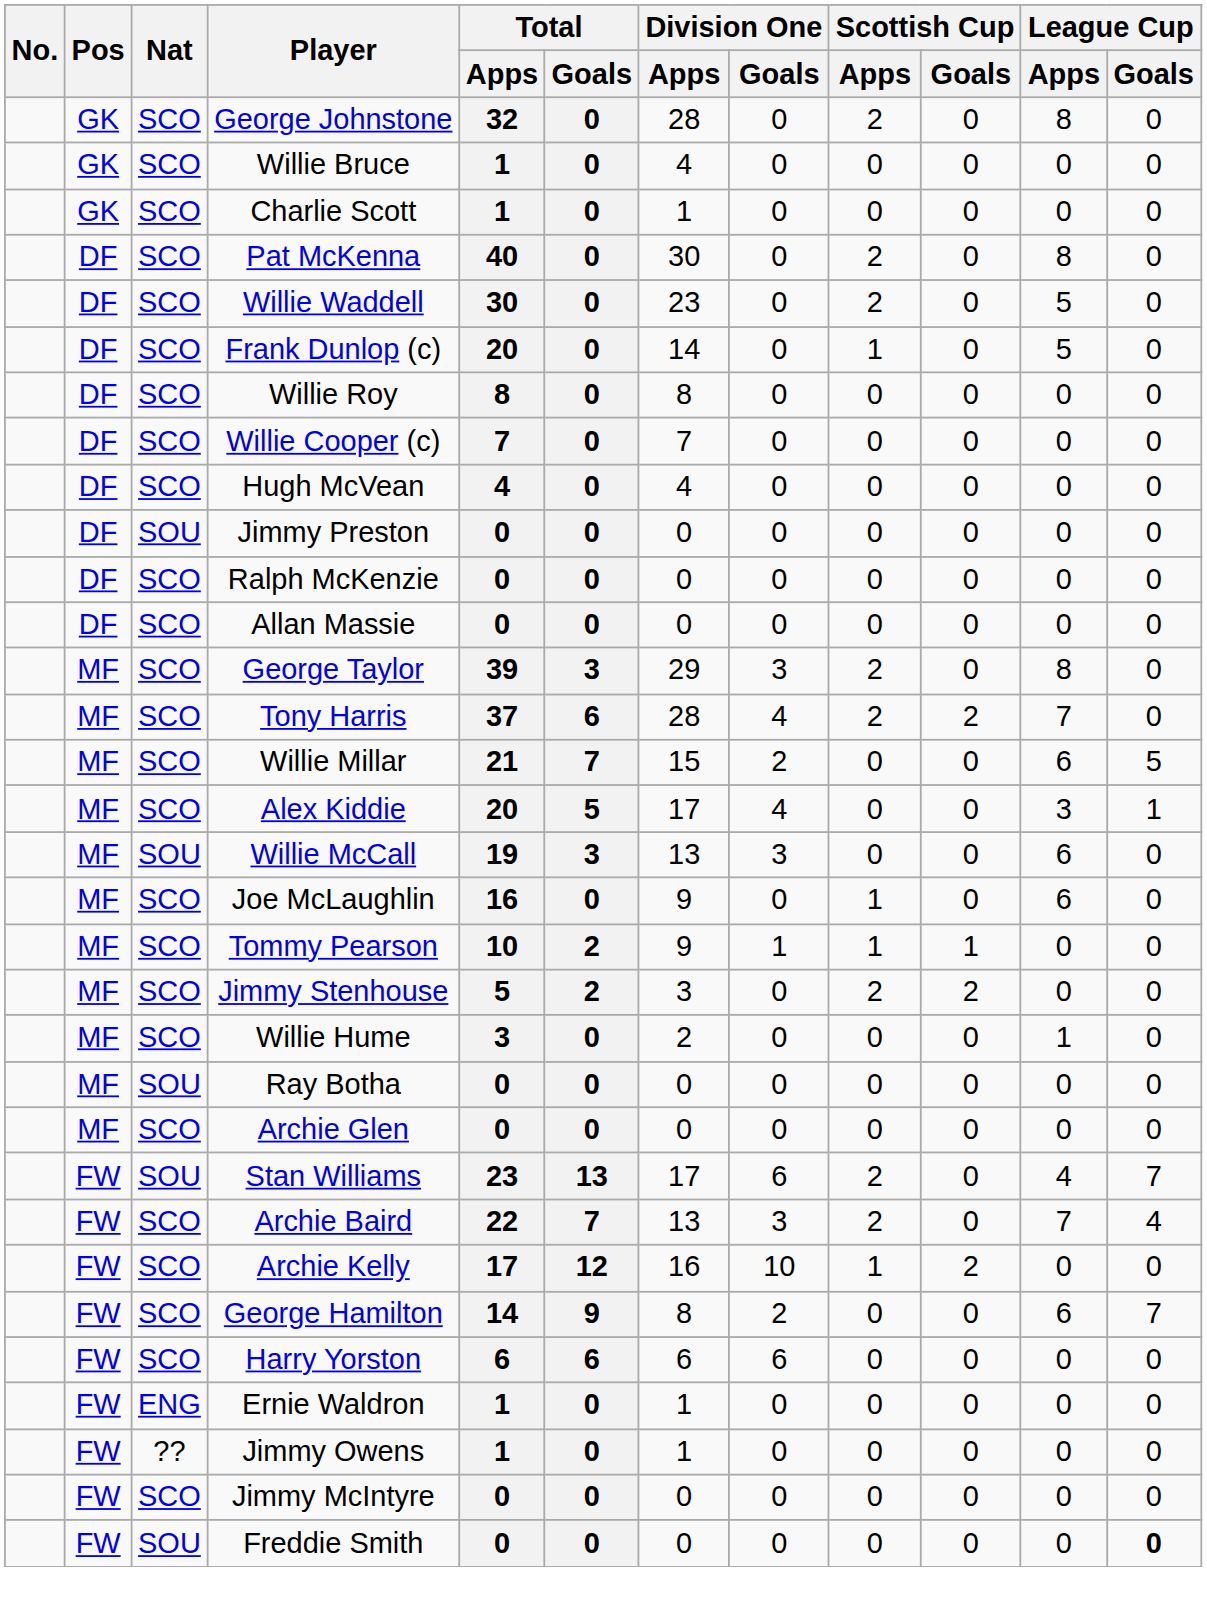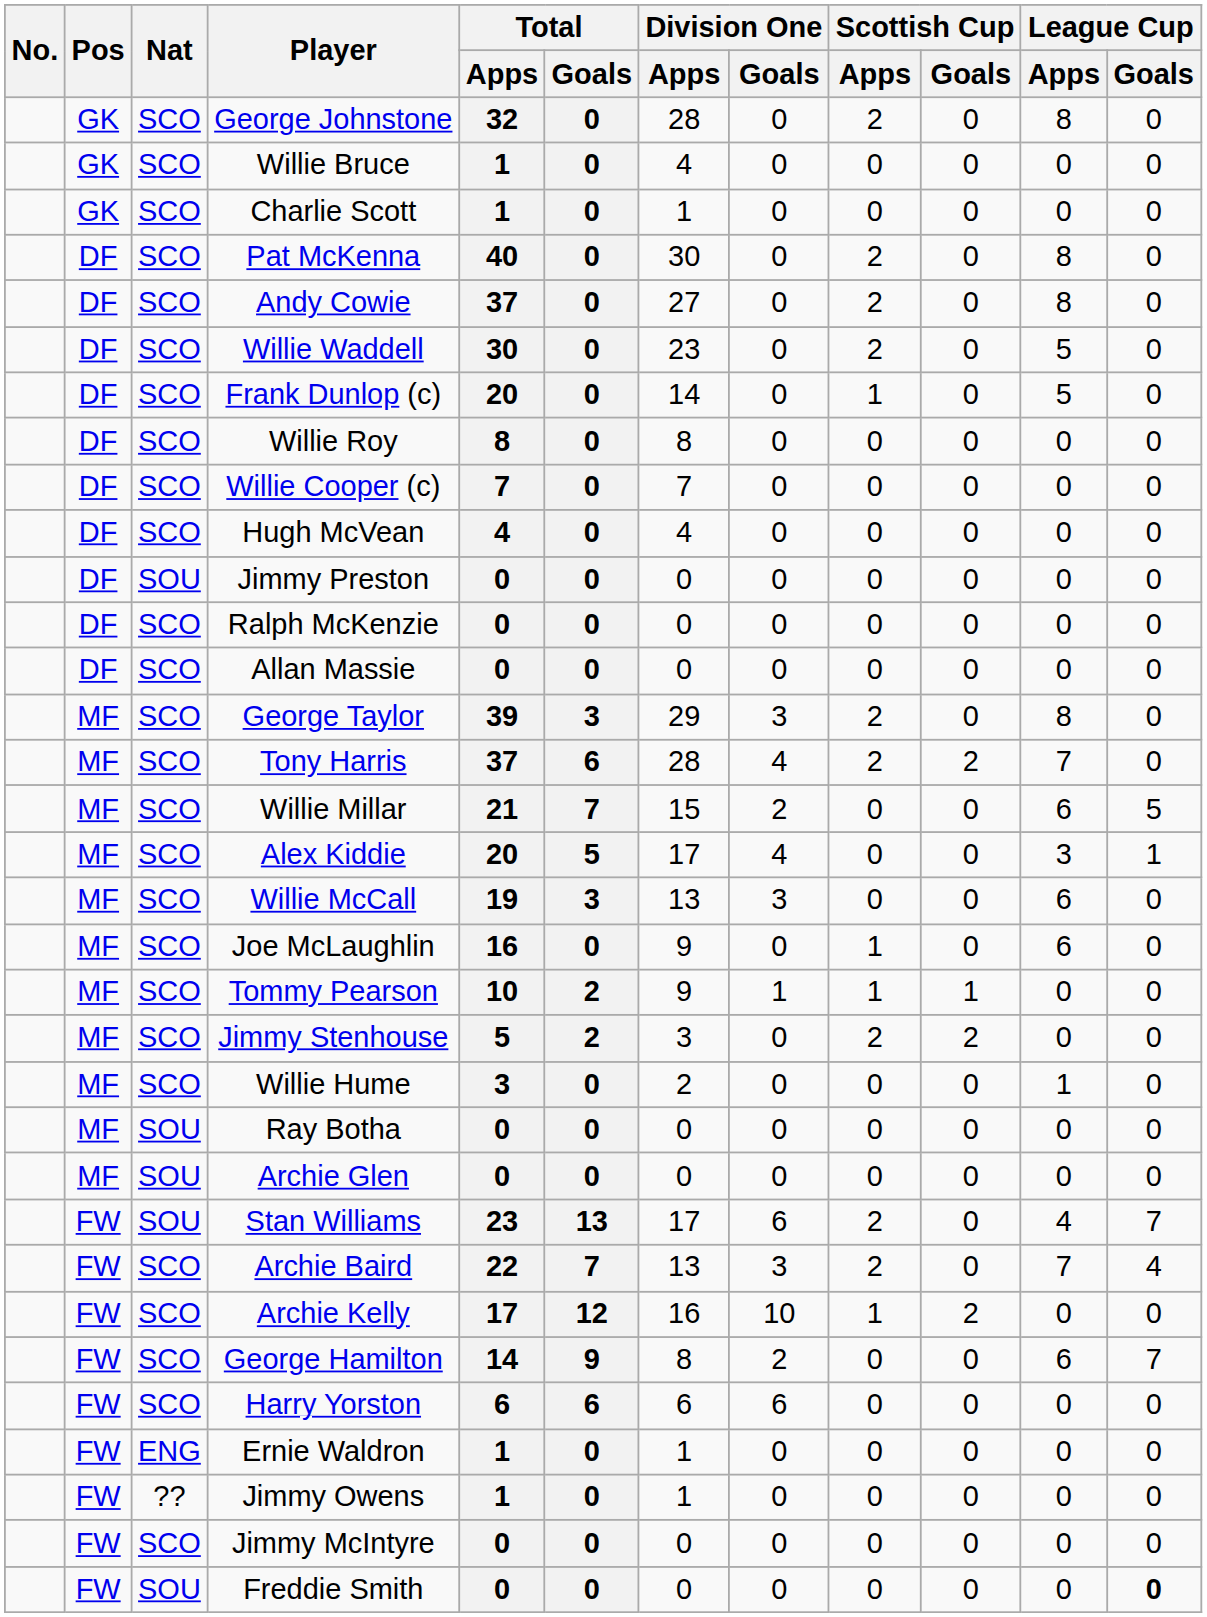+ row: (333, 303)
(169, 854) SOU -> (169, 900) SCO
(169, 1129) SCO -> (169, 1175) SOU
